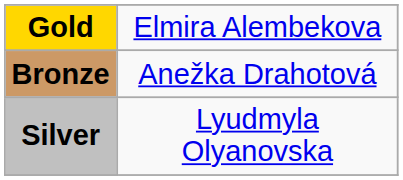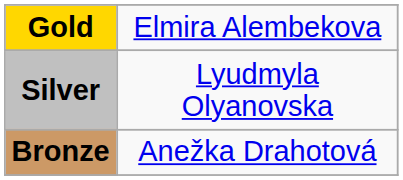rows swapped: (61, 135) <-> (61, 73)
